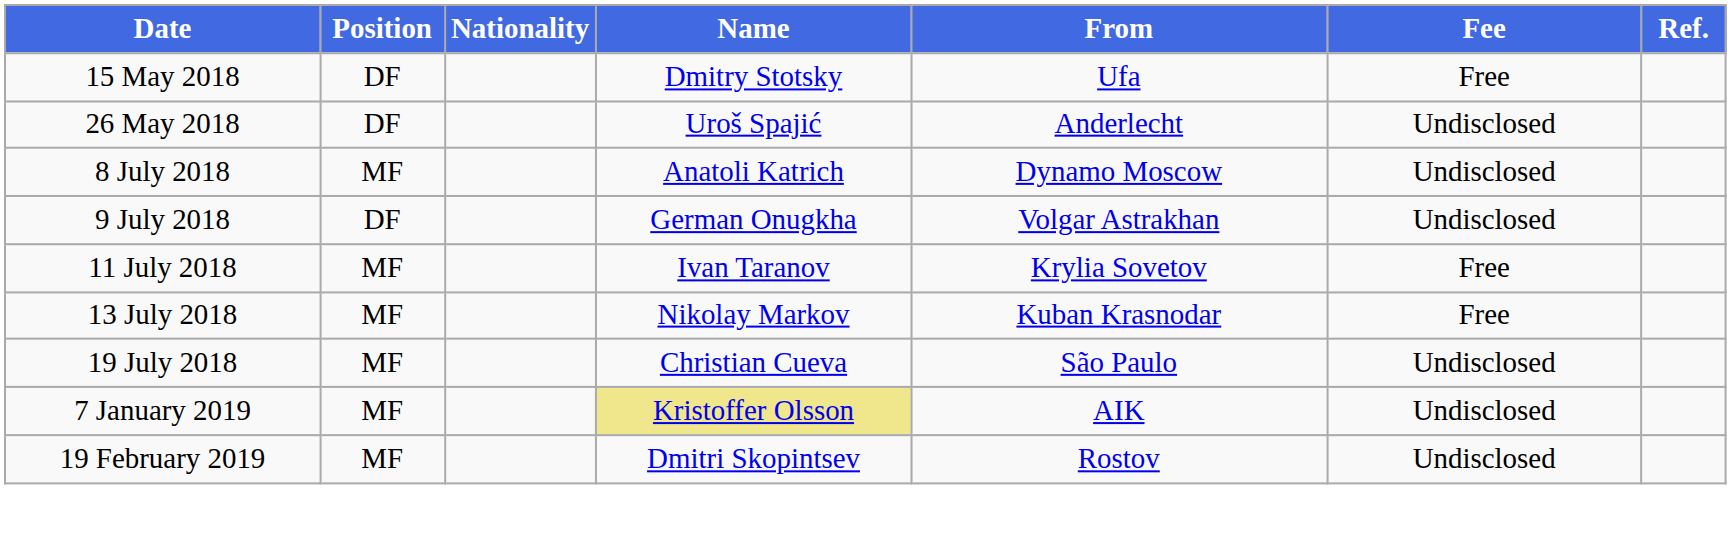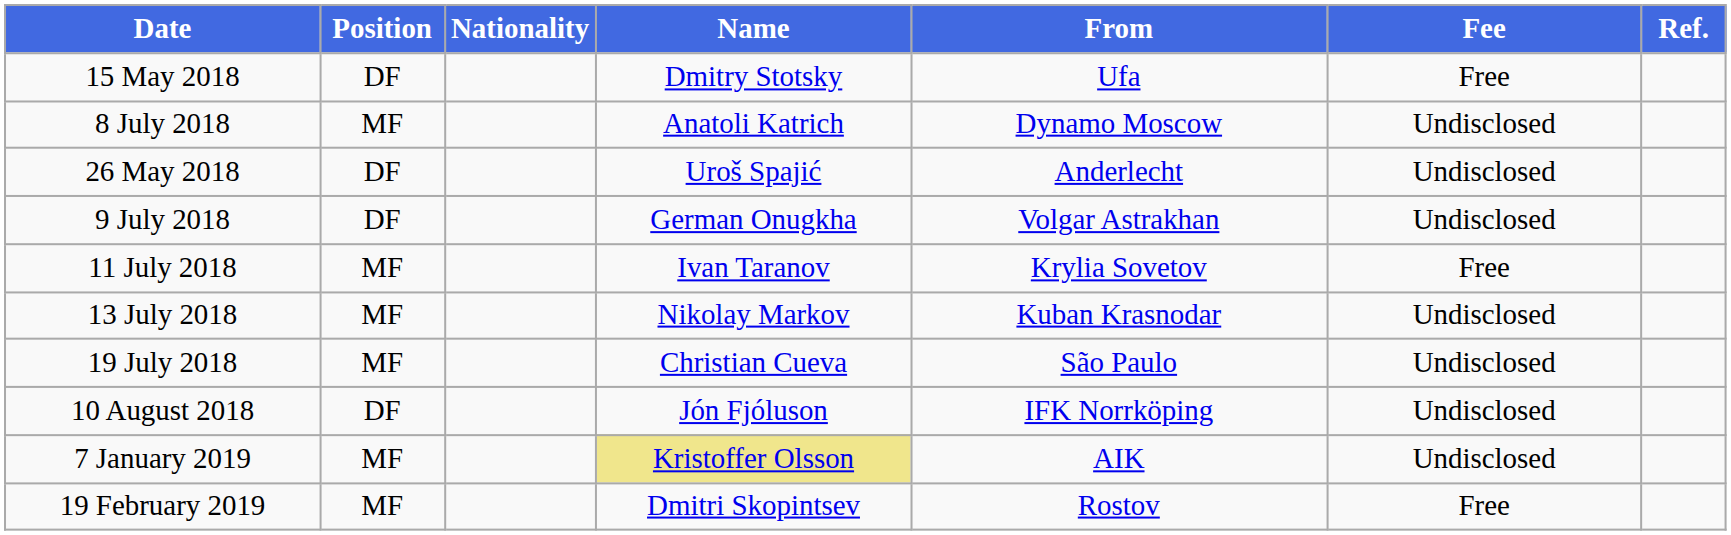rows swapped: (163, 124) <-> (163, 171)
(1484, 315) Free -> (1484, 315) Undisclosed
+ row: (163, 410)
(1484, 458) Undisclosed -> (1484, 506) Free
